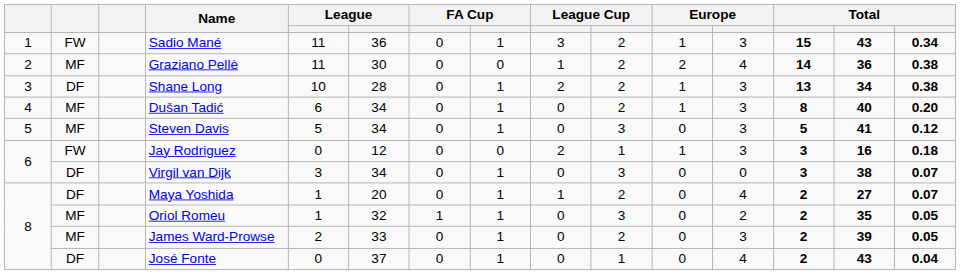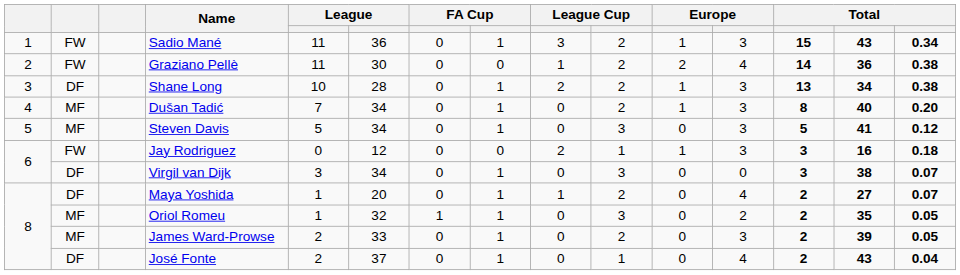(75, 64) MF -> (75, 64) FW
(318, 107) 6 -> (318, 107) 7
(318, 258) 0 -> (318, 258) 2
